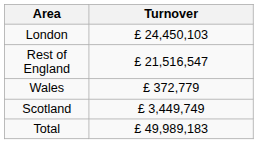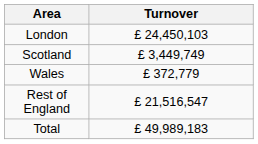rows swapped: (47, 61) <-> (47, 108)
